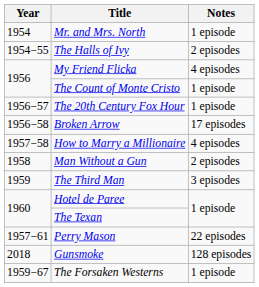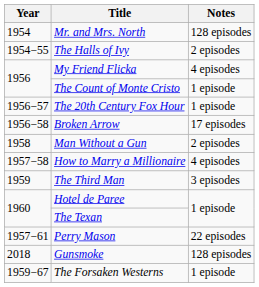(213, 32) 1 episode -> (221, 32) 128 episodes
rows swapped: (100, 161) <-> (120, 143)
